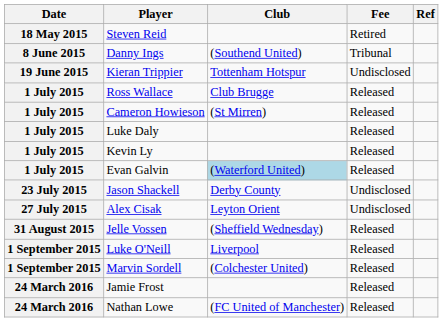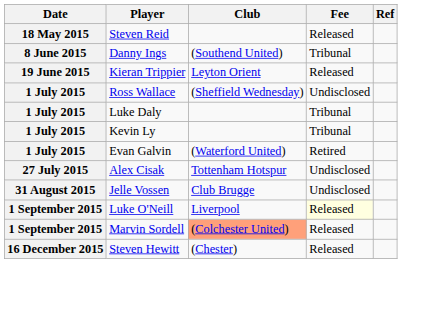(368, 33) Retired -> (332, 33) Released
(258, 72) Tottenham Hotspur -> (226, 72) Leyton Orient
(380, 72) Undisclosed -> (332, 72) Released
(242, 92) Club Brugge -> (247, 92) (Sheffield Wednesday)
(372, 92) Released -> (340, 92) Undisclosed
- row: (156, 111)
(372, 131) Released -> (330, 111) Tribunal
(372, 151) Released -> (330, 131) Tribunal
(258, 170) lightblue background -> (238, 151) no background
(372, 170) Released -> (327, 151) Retired
- row: (143, 190)
(245, 209) Leyton Orient -> (239, 170) Tottenham Hotspur
(267, 229) (Sheffield Wednesday) -> (223, 190) Club Brugge
(372, 229) Released -> (340, 190) Undisclosed
(372, 248) no background -> (332, 209) lightyellow background
(259, 268) no background -> (240, 229) lightsalmon background
+ row: (144, 248)
- row: (135, 287)
- row: (140, 307)
